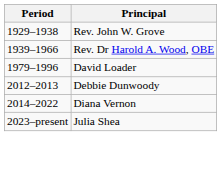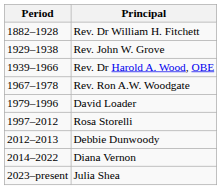+ row: (136, 31)
+ row: (132, 85)
+ row: (103, 121)
